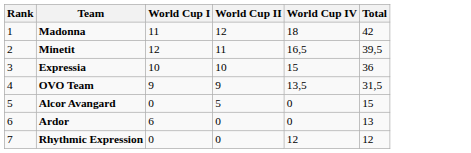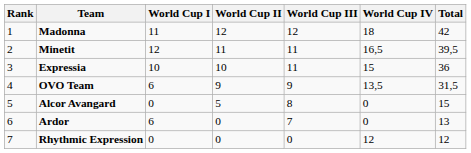+ column: (322, 13)
(151, 85) 9 -> (151, 85) 6
